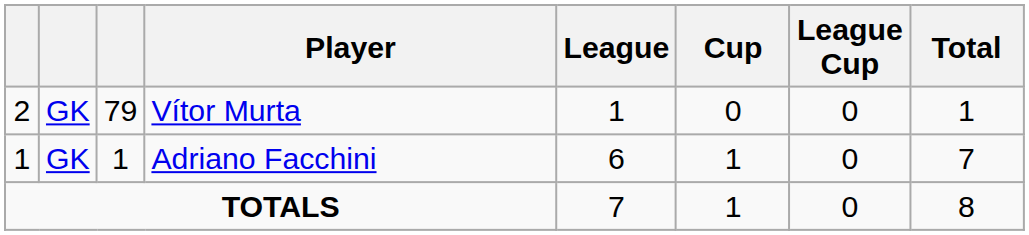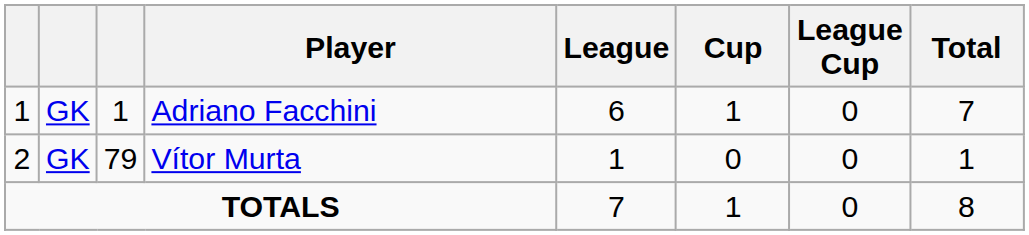rows swapped: (264, 159) <-> (226, 111)
